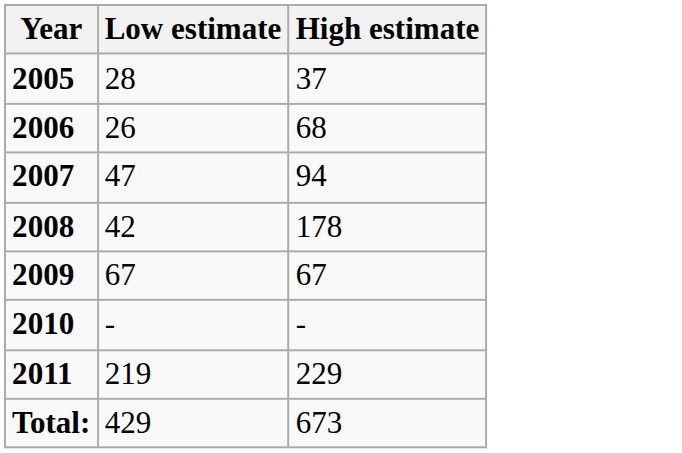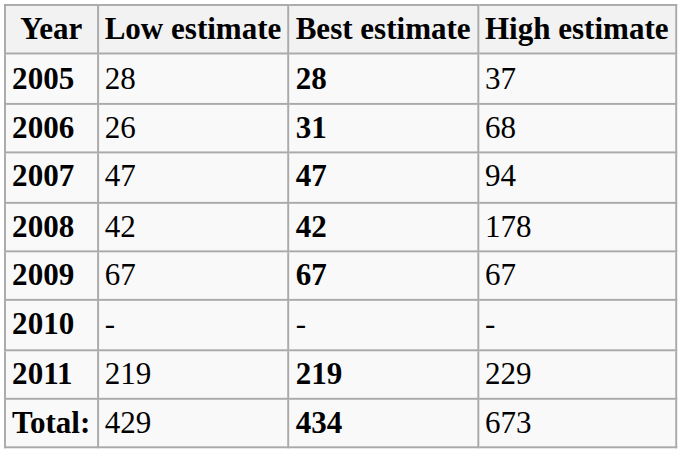+ column: (383, 29)
